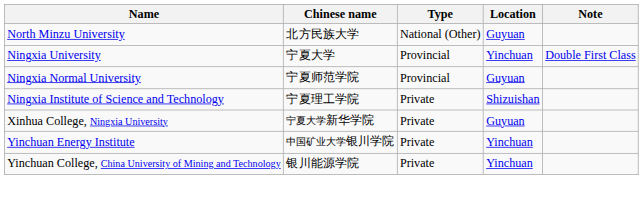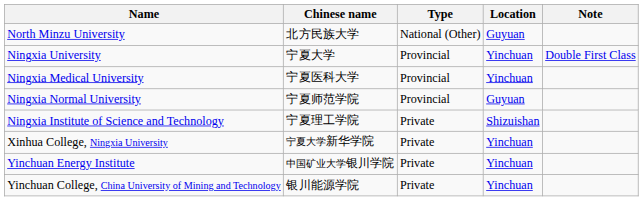+ row: (75, 77)
(505, 120) Guyuan -> (509, 142) Yinchuan
